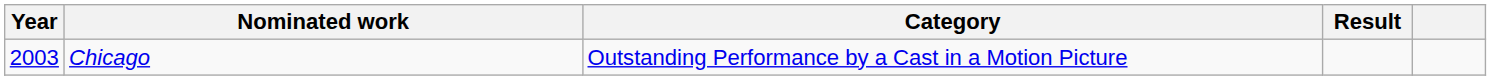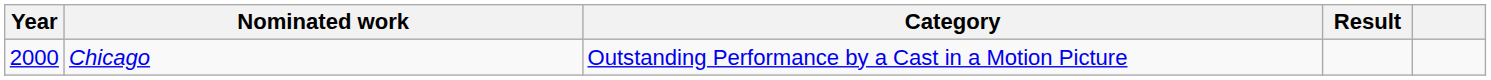(34, 57) 2003 -> (34, 57) 2000
